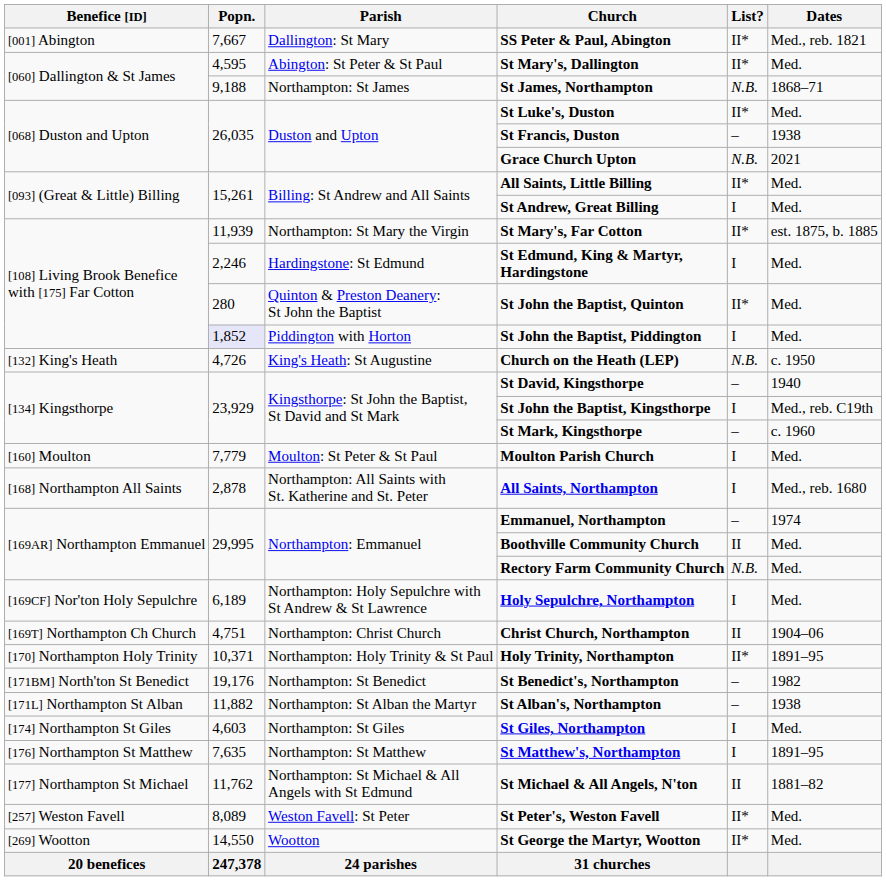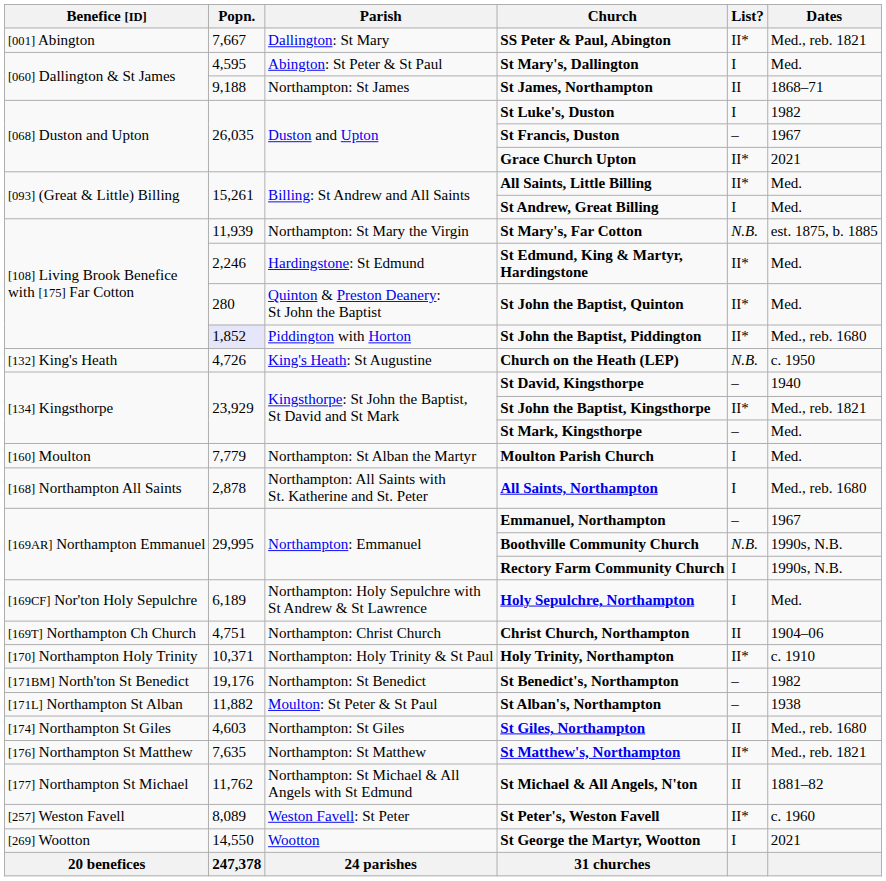(740, 64) II* -> (734, 64) I
(745, 87) N.B. -> (736, 87) II
(740, 111) II* -> (734, 111) I
(786, 111) Med. -> (786, 111) 1982
(786, 135) 1938 -> (786, 135) 1967
(745, 159) N.B. -> (740, 159) II*
(740, 231) II* -> (745, 231) N.B.
(734, 263) I -> (740, 263) II*
(734, 336) I -> (740, 336) II*
(786, 336) Med. -> (819, 336) Med., reb. 1680
(734, 408) I -> (740, 408) II*
(822, 408) Med., reb. C19th -> (819, 408) Med., reb. 1821
(793, 431) c. 1960 -> (786, 431) Med.
(353, 455) Moulton: St Peter & St Paul -> (372, 455) Northampton: St Alban the Martyr
(786, 520) 1974 -> (786, 520) 1967
(736, 544) II -> (745, 544) N.B.
(786, 544) Med. -> (807, 544) 1990s, N.B.
(745, 568) N.B. -> (734, 568) I
(786, 568) Med. -> (807, 568) 1990s, N.B.
(797, 656) 1891–95 -> (793, 656) c. 1910
(372, 704) Northampton: St Alban the Martyr -> (353, 704) Moulton: St Peter & St Paul
(734, 728) I -> (736, 728) II
(786, 728) Med. -> (819, 728) Med., reb. 1680
(734, 751) I -> (740, 751) II*
(797, 751) 1891–95 -> (819, 751) Med., reb. 1821
(786, 816) Med. -> (793, 816) c. 1960
(740, 840) II* -> (734, 840) I
(786, 840) Med. -> (786, 840) 2021
